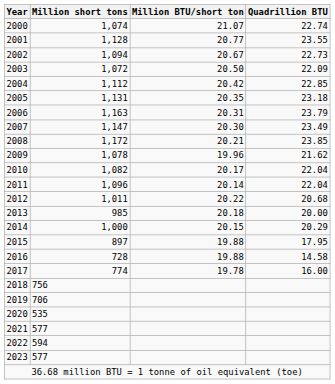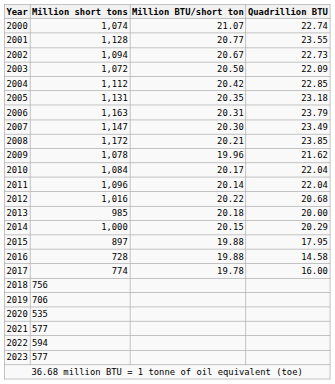(114, 170) 1,082 -> (114, 170) 1,084
(114, 199) 1,011 -> (114, 199) 1,016
